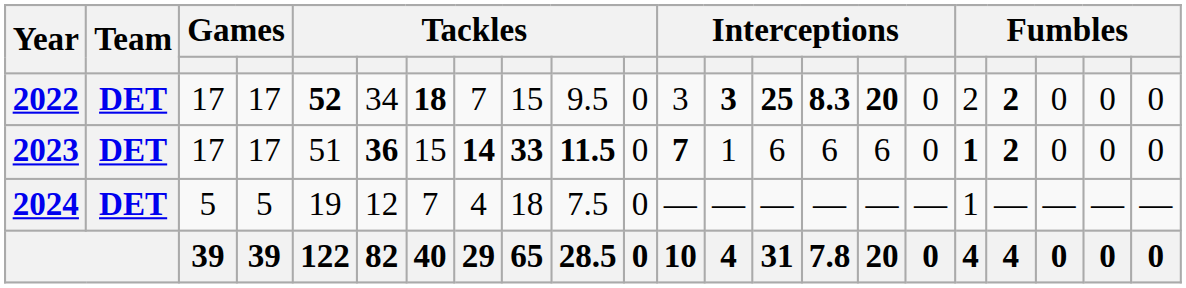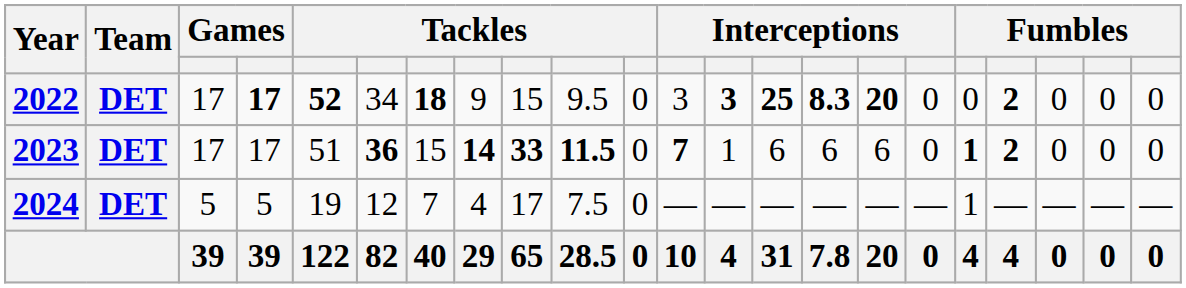(264, 98) normal -> (264, 98) bold
(478, 98) 7 -> (478, 98) 9
(971, 98) 2 -> (971, 98) 0
(527, 203) 18 -> (527, 203) 17
